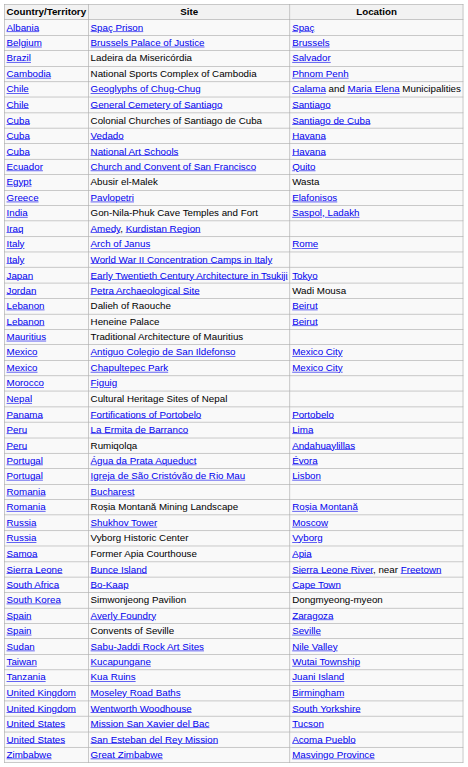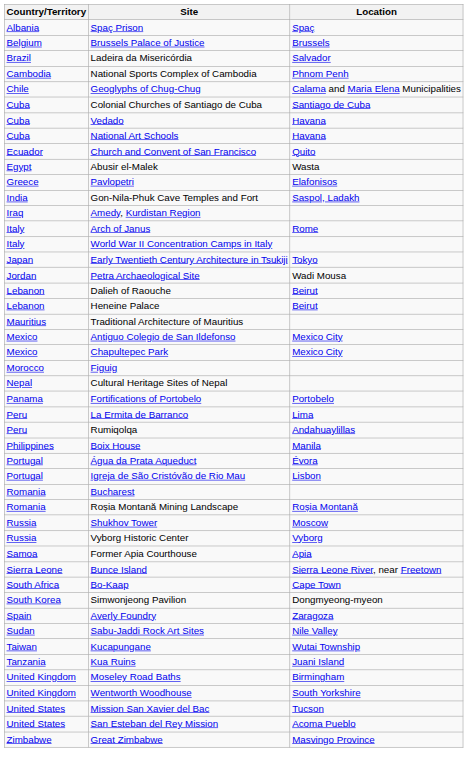- row: (157, 105)
+ row: (116, 445)
- row: (132, 631)
